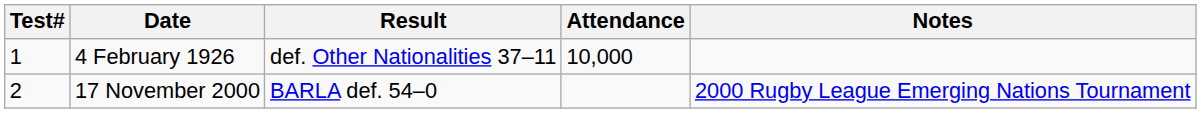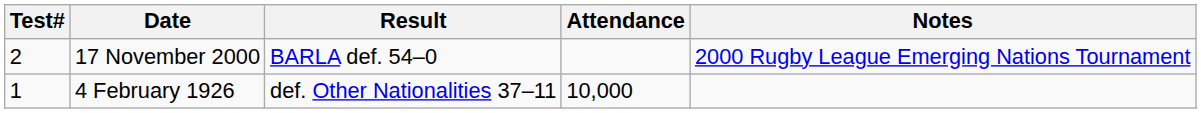rows swapped: (155, 56) <-> (167, 90)
